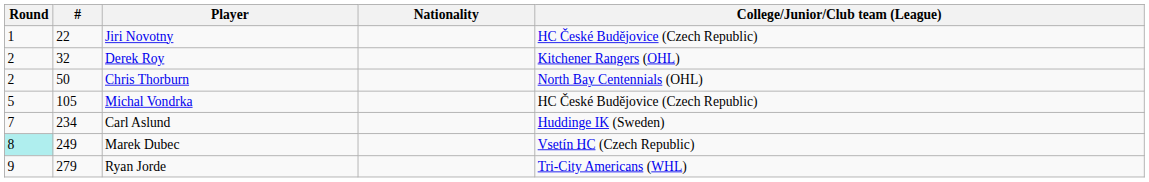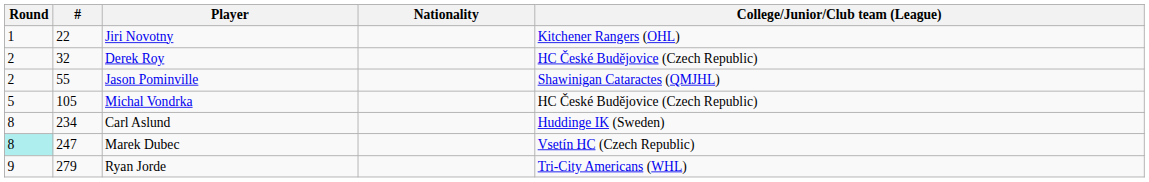(648, 36) HC České Budějovice (Czech Republic) -> (609, 36) Kitchener Rangers (OHL)
(609, 58) Kitchener Rangers (OHL) -> (648, 58) HC České Budějovice (Czech Republic)
- row: (147, 79)
+ row: (152, 79)
(11, 123) 7 -> (11, 123) 8
(67, 144) 249 -> (67, 144) 247
